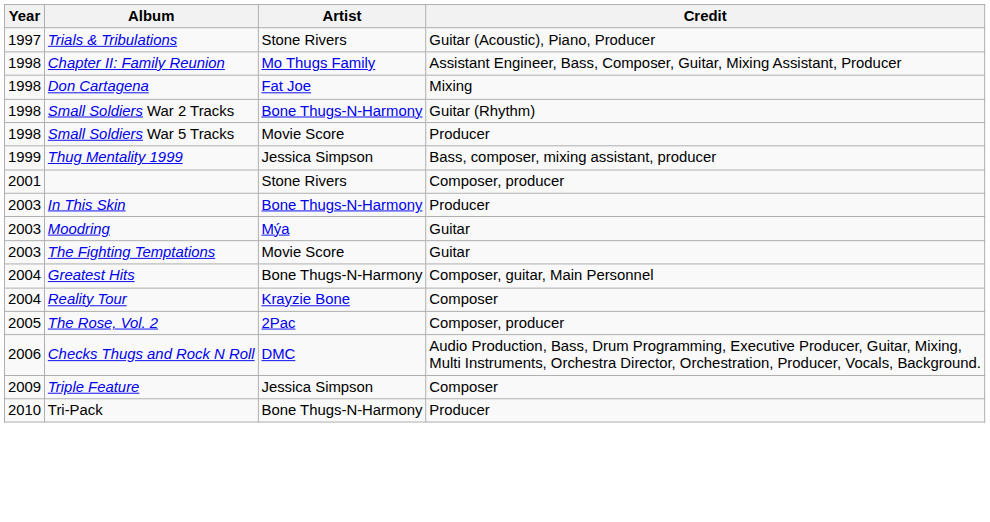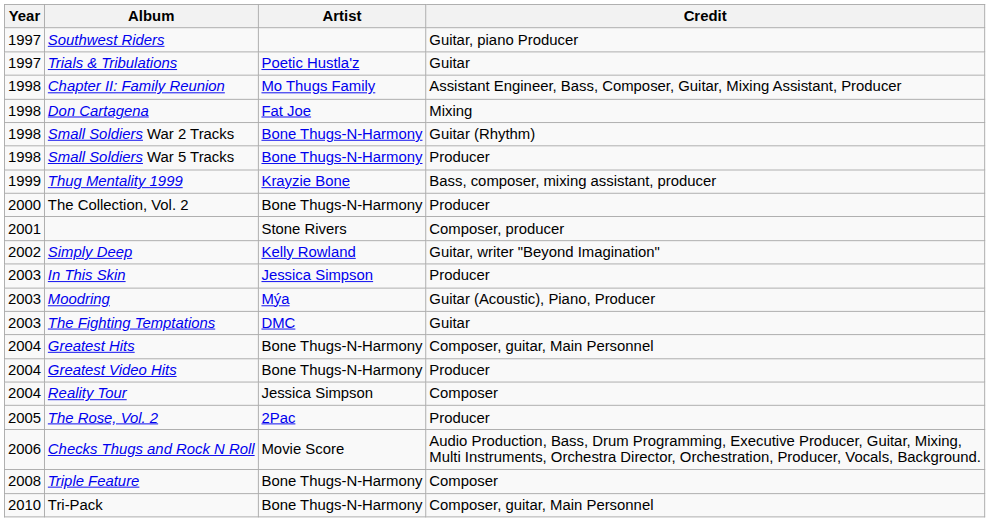+ row: (106, 39)
(304, 39) Stone Rivers -> (310, 63) Poetic Hustla'z
(542, 39) Guitar (Acoustic), Piano, Producer -> (450, 63) Guitar
(303, 134) Movie Score -> (342, 157) Bone Thugs-N-Harmony
(317, 157) Jessica Simpson -> (306, 181) Krayzie Bone
+ row: (118, 205)
+ row: (90, 252)
(342, 205) Bone Thugs-N-Harmony -> (317, 275) Jessica Simpson
(450, 228) Guitar -> (542, 299) Guitar (Acoustic), Piano, Producer
(303, 252) Movie Score -> (278, 323) DMC
+ row: (112, 370)
(306, 299) Krayzie Bone -> (317, 393) Jessica Simpson
(497, 323) Composer, producer -> (460, 417) Producer
(278, 355) DMC -> (303, 449) Movie Score
(24, 387) 2009 -> (24, 481) 2008
(317, 387) Jessica Simpson -> (342, 481) Bone Thugs-N-Harmony
(460, 410) Producer -> (541, 505) Composer, guitar, Main Personnel
